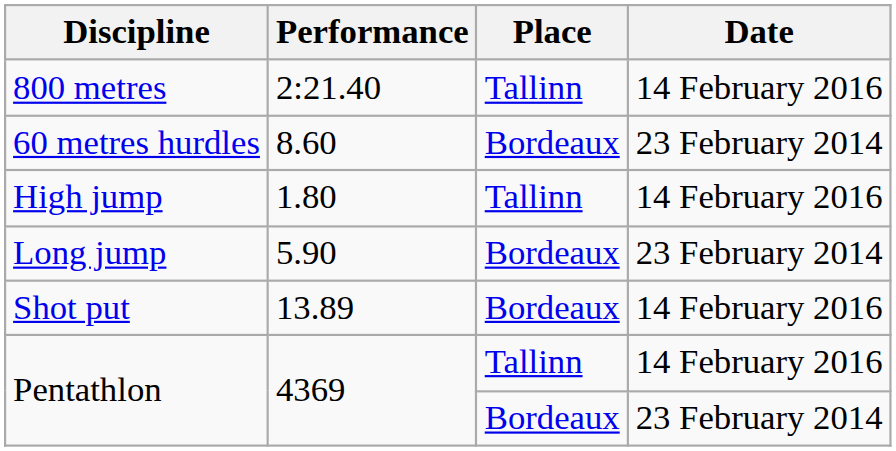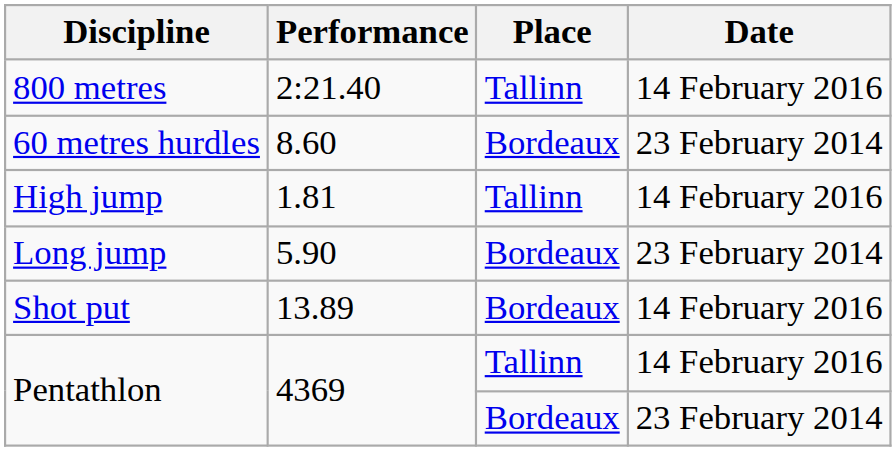(306, 197) 1.80 -> (306, 197) 1.81
